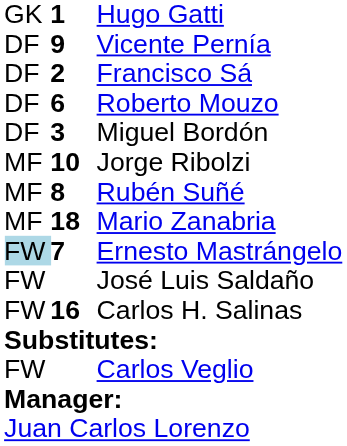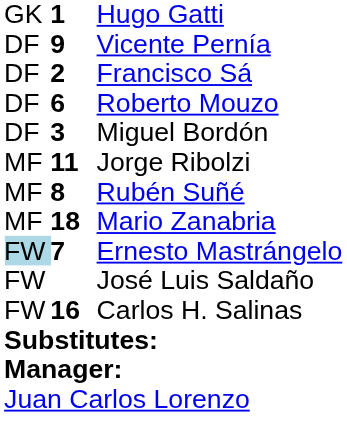(65, 162) 10 -> (64, 162) 11
- row: (175, 369)
